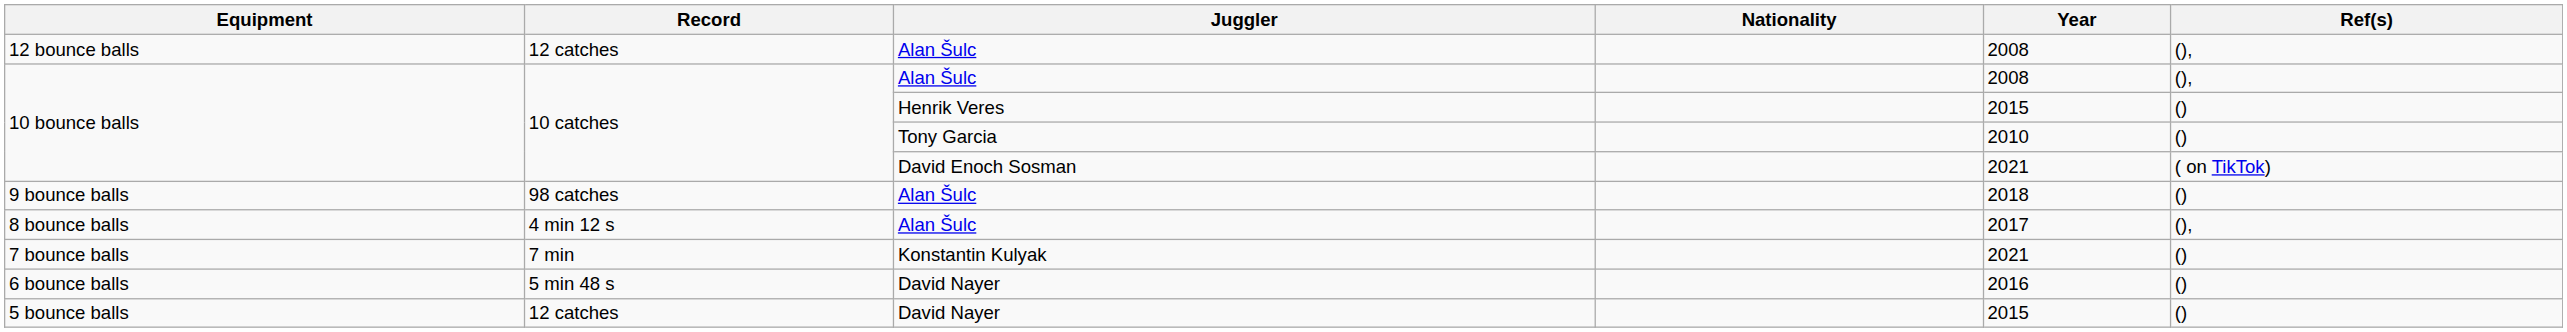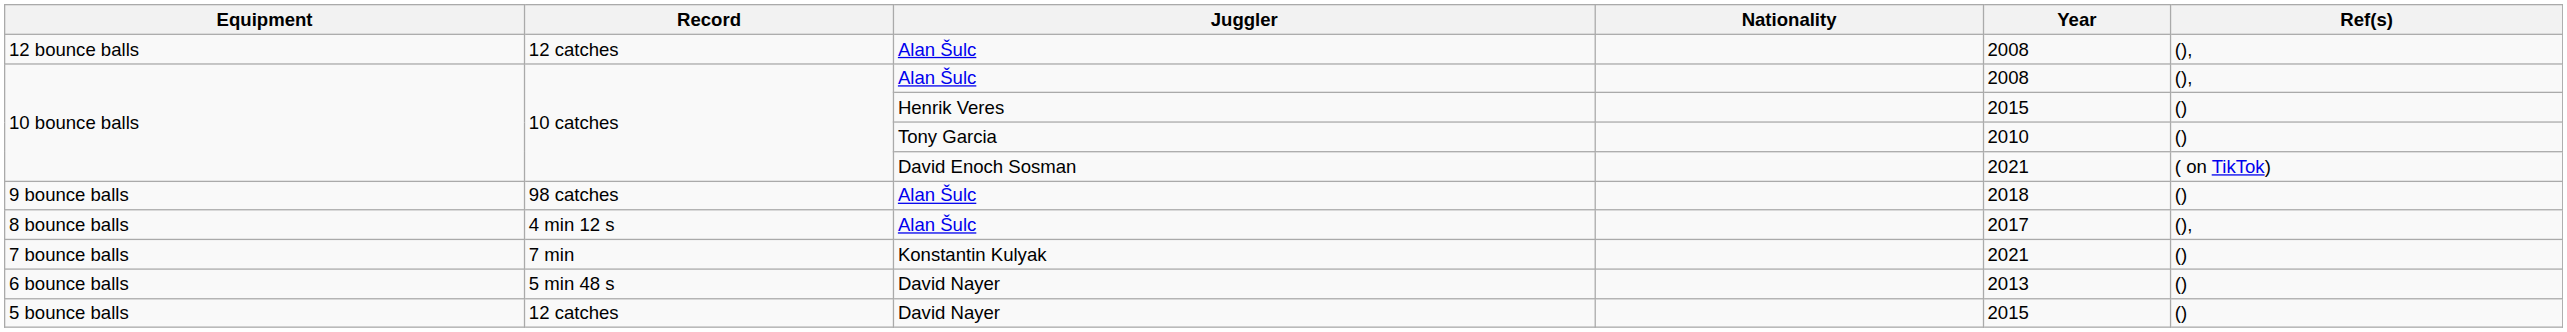(2008, 284) 2016 -> (2008, 284) 2013
